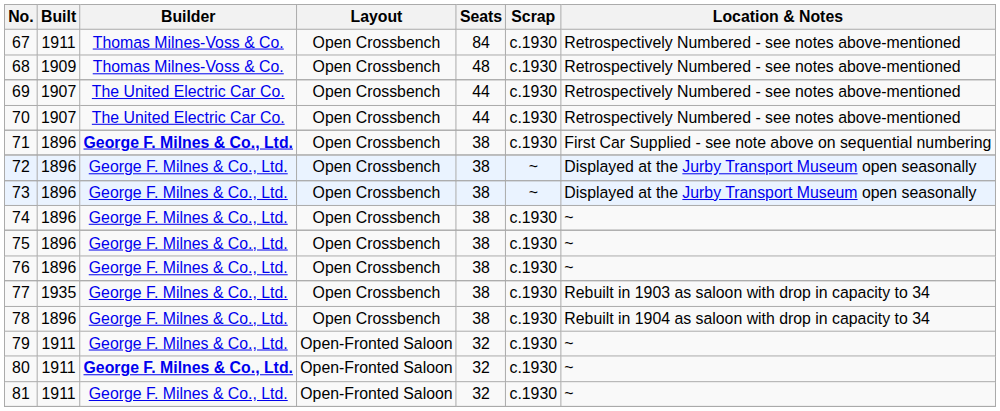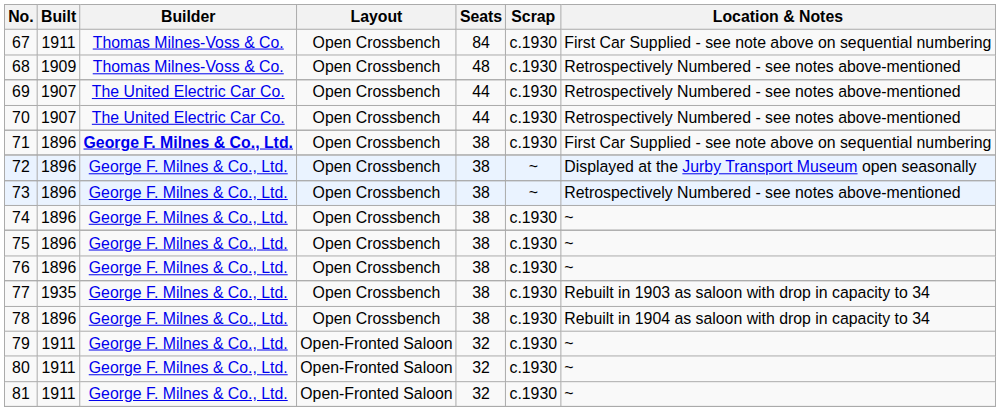(762, 42) Retrospectively Numbered - see notes above-mentioned -> (778, 42) First Car Supplied - see note above on sequential numbering
(770, 192) Displayed at the Jurby Transport Museum open seasonally -> (762, 192) Retrospectively Numbered - see notes above-mentioned
(188, 368) bold -> (188, 368) normal
